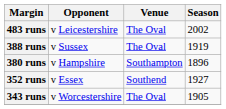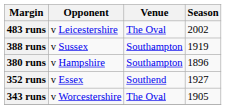(146, 46) The Oval -> (154, 46) Southampton
